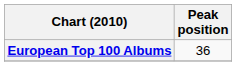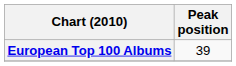(203, 50) 36 -> (203, 50) 39
